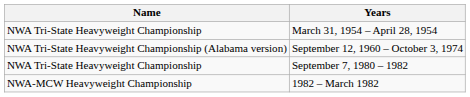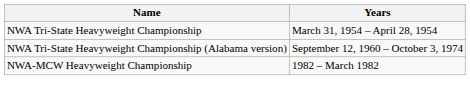- row: (350, 65)
